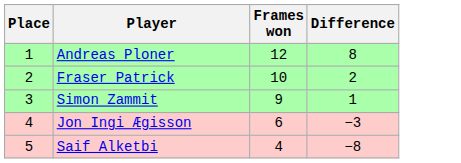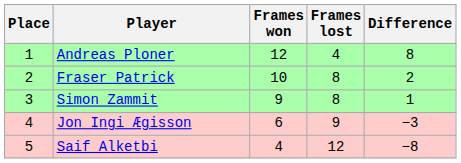+ column: (336, 24)
